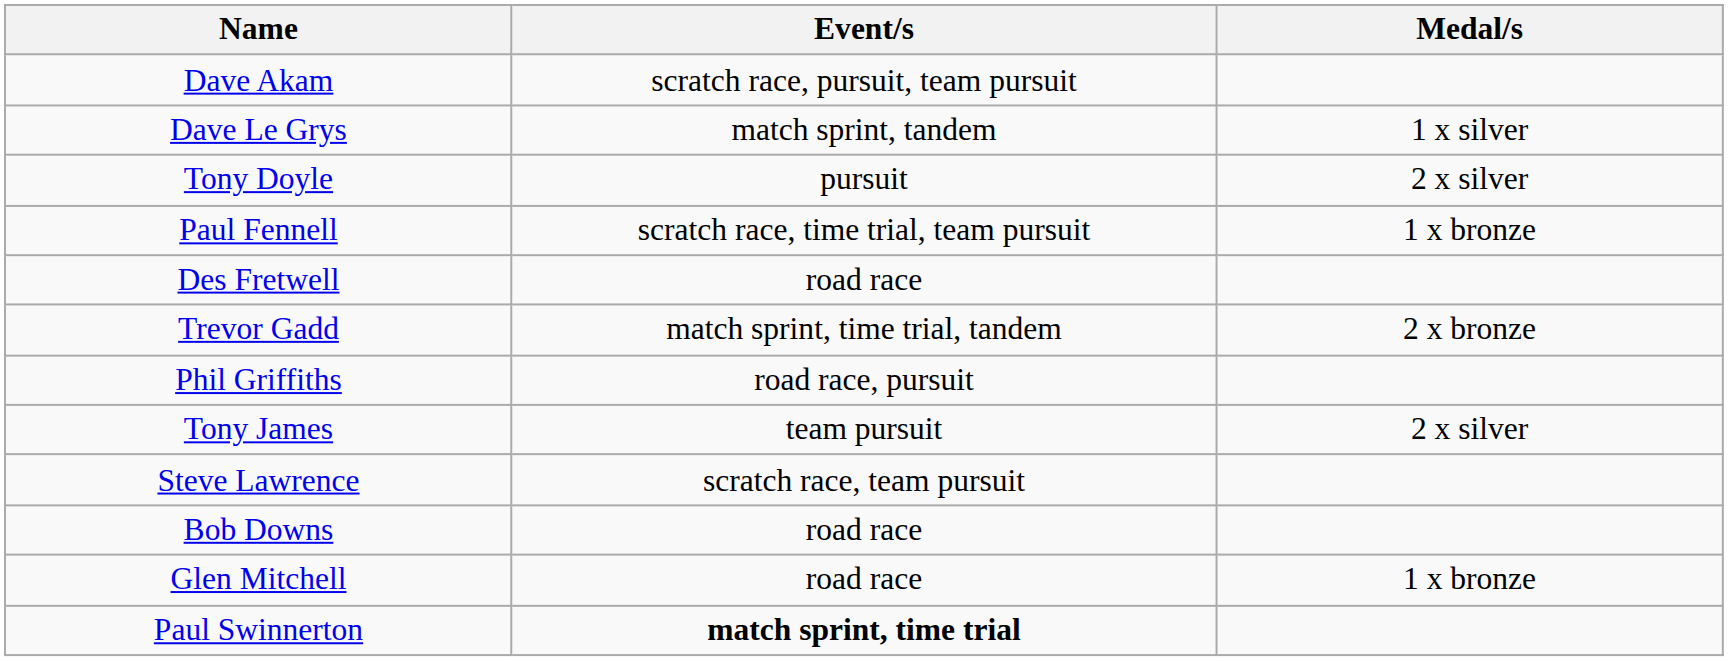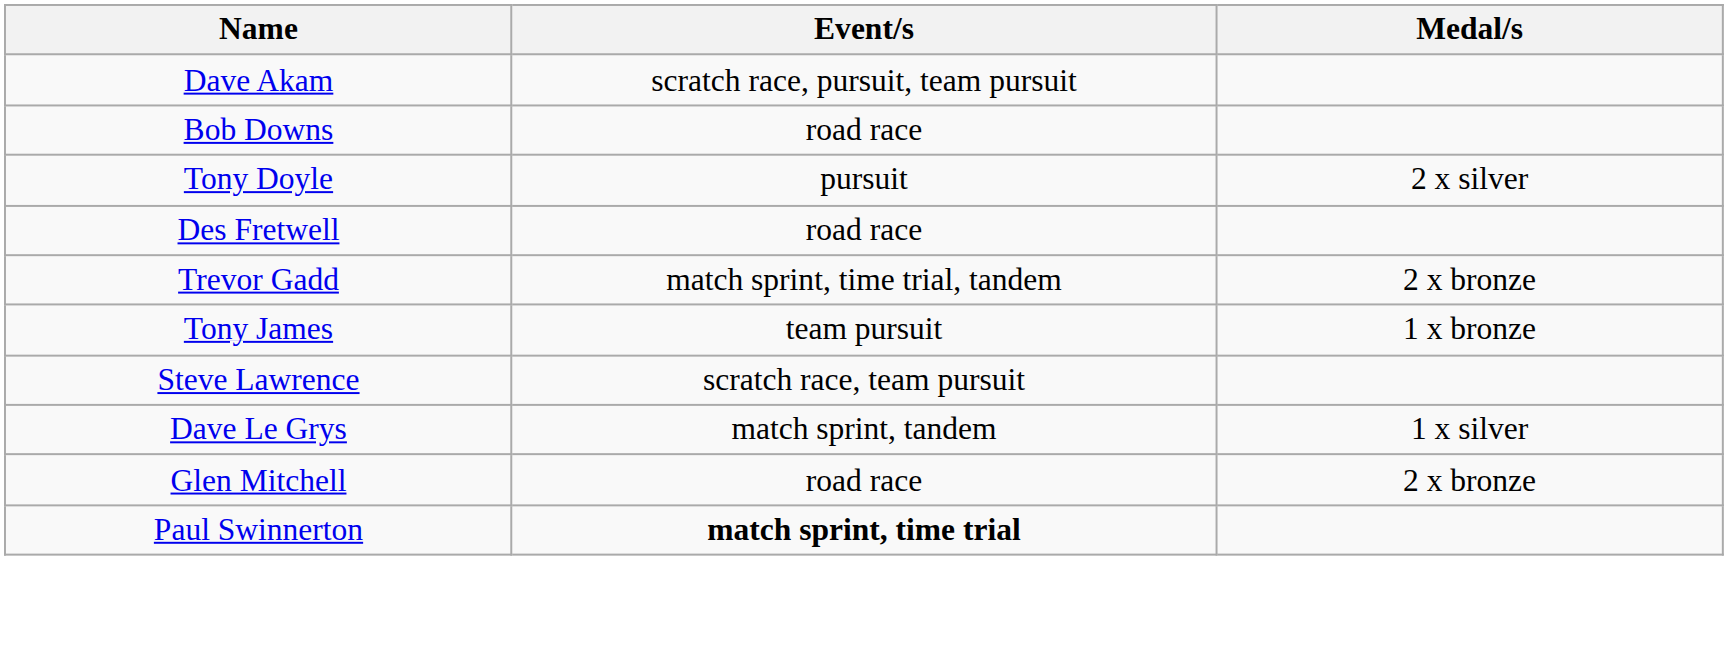rows swapped: (258, 529) <-> (258, 129)
- row: (258, 229)
- row: (258, 379)
(1470, 429) 2 x silver -> (1470, 329) 1 x bronze
(1470, 579) 1 x bronze -> (1470, 479) 2 x bronze
